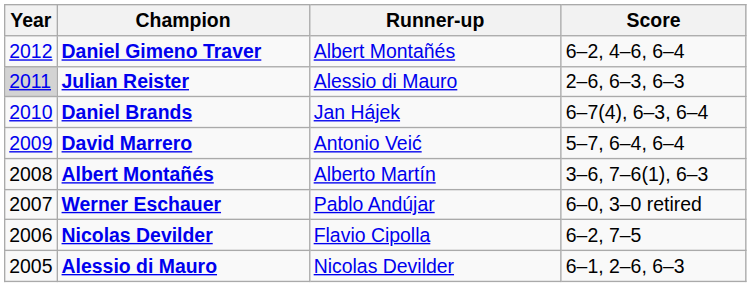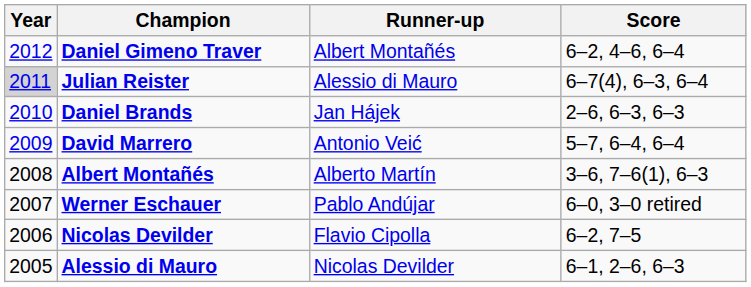(625, 82) 2–6, 6–3, 6–3 -> (637, 82) 6–7(4), 6–3, 6–4
(637, 113) 6–7(4), 6–3, 6–4 -> (625, 113) 2–6, 6–3, 6–3
